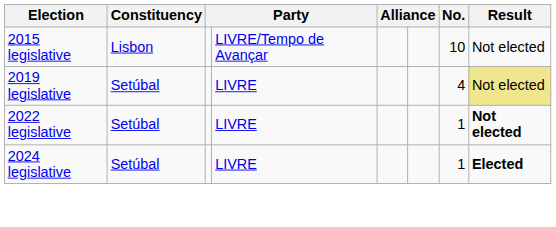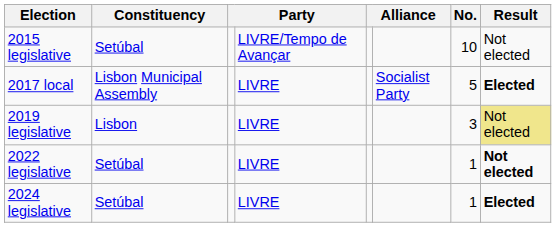(132, 46) Lisbon -> (119, 46) Setúbal
+ row: (41, 85)
(135, 85) Setúbal -> (116, 124) Lisbon
(461, 85) 4 -> (473, 124) 3
